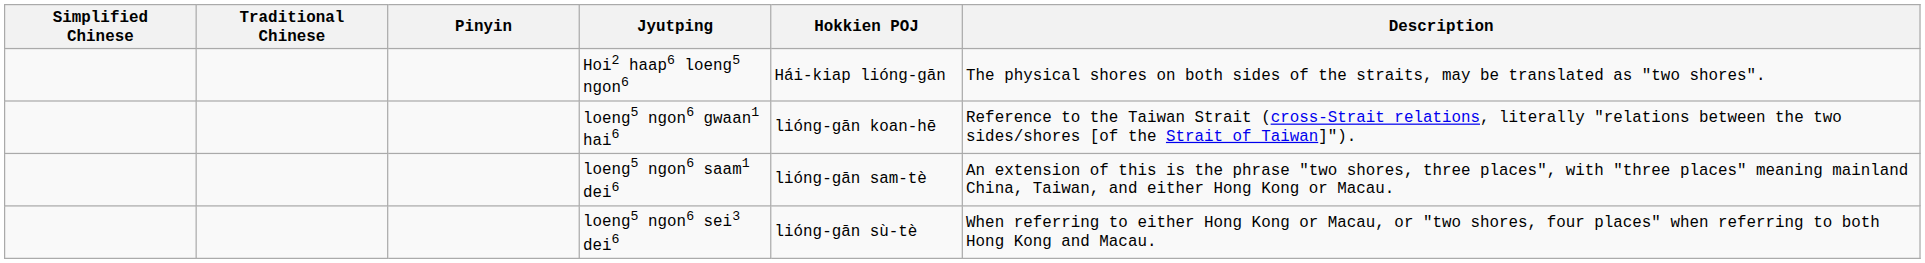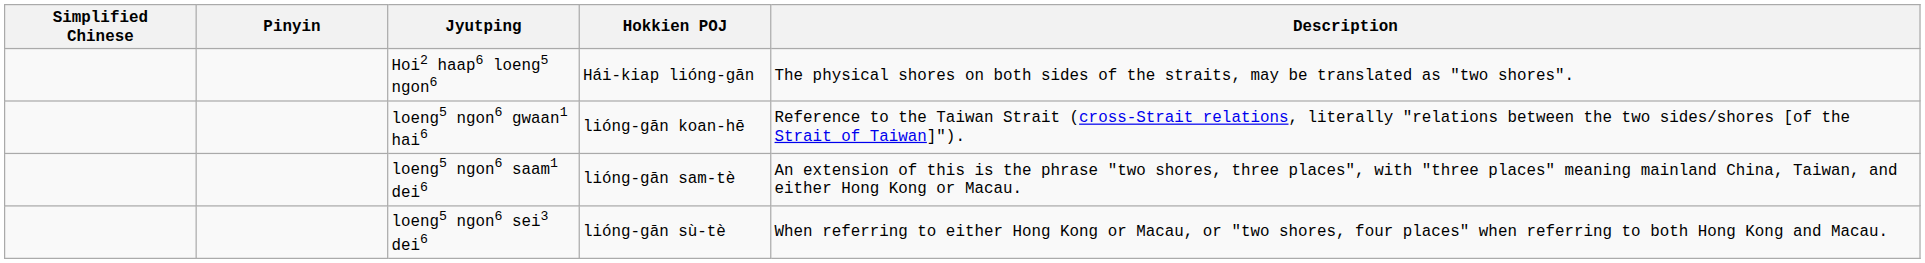- column: (292, 27)
